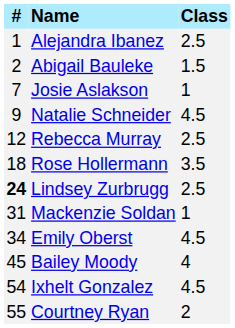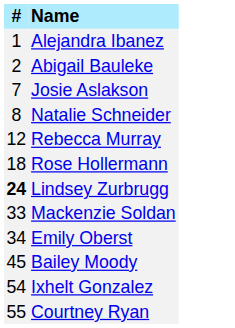- column: (204, 16)
(16, 115) 9 -> (16, 115) 8
(16, 213) 31 -> (16, 213) 33
